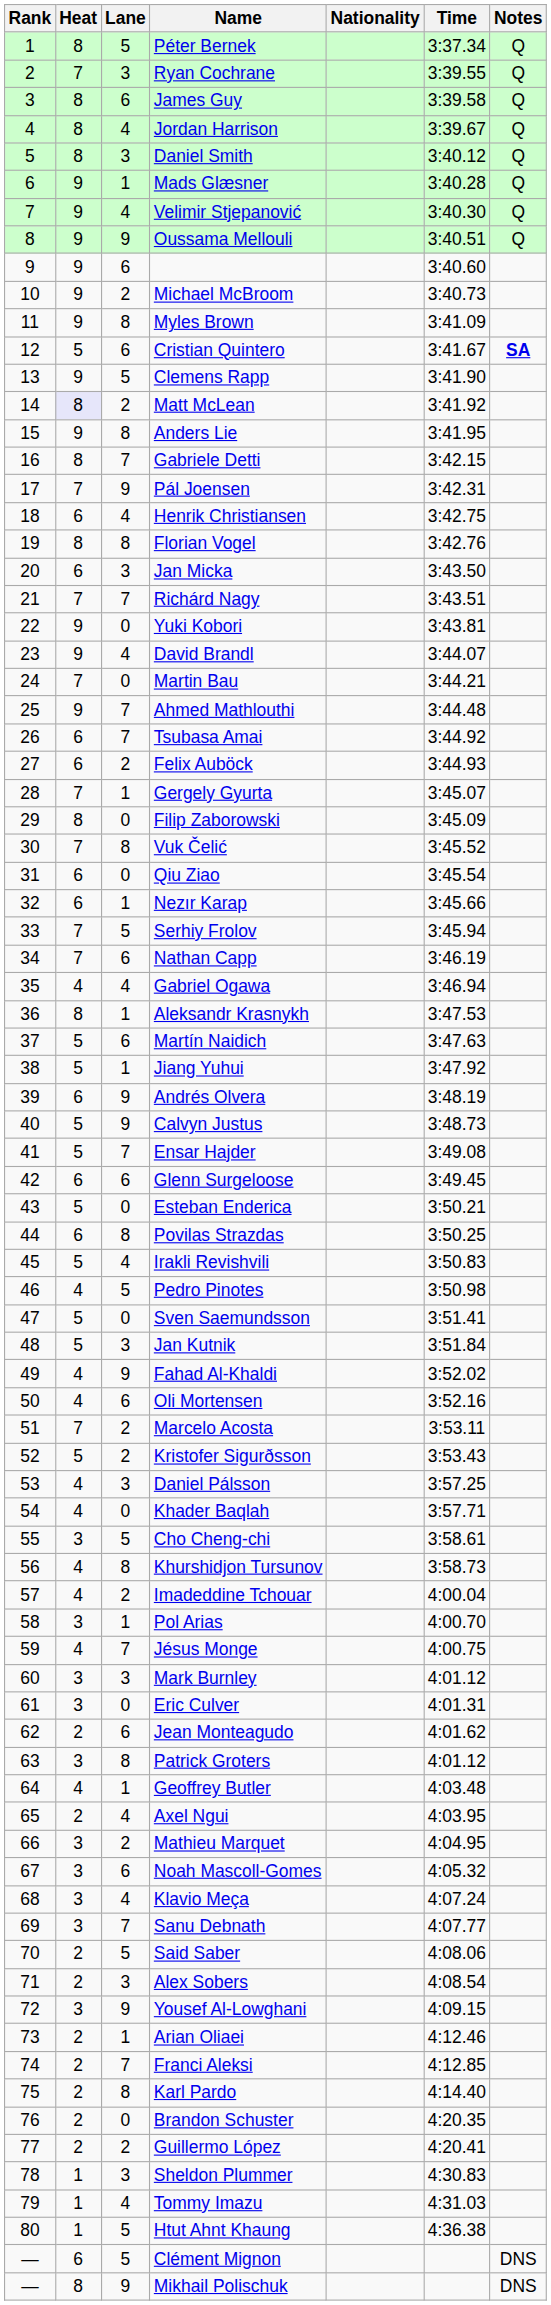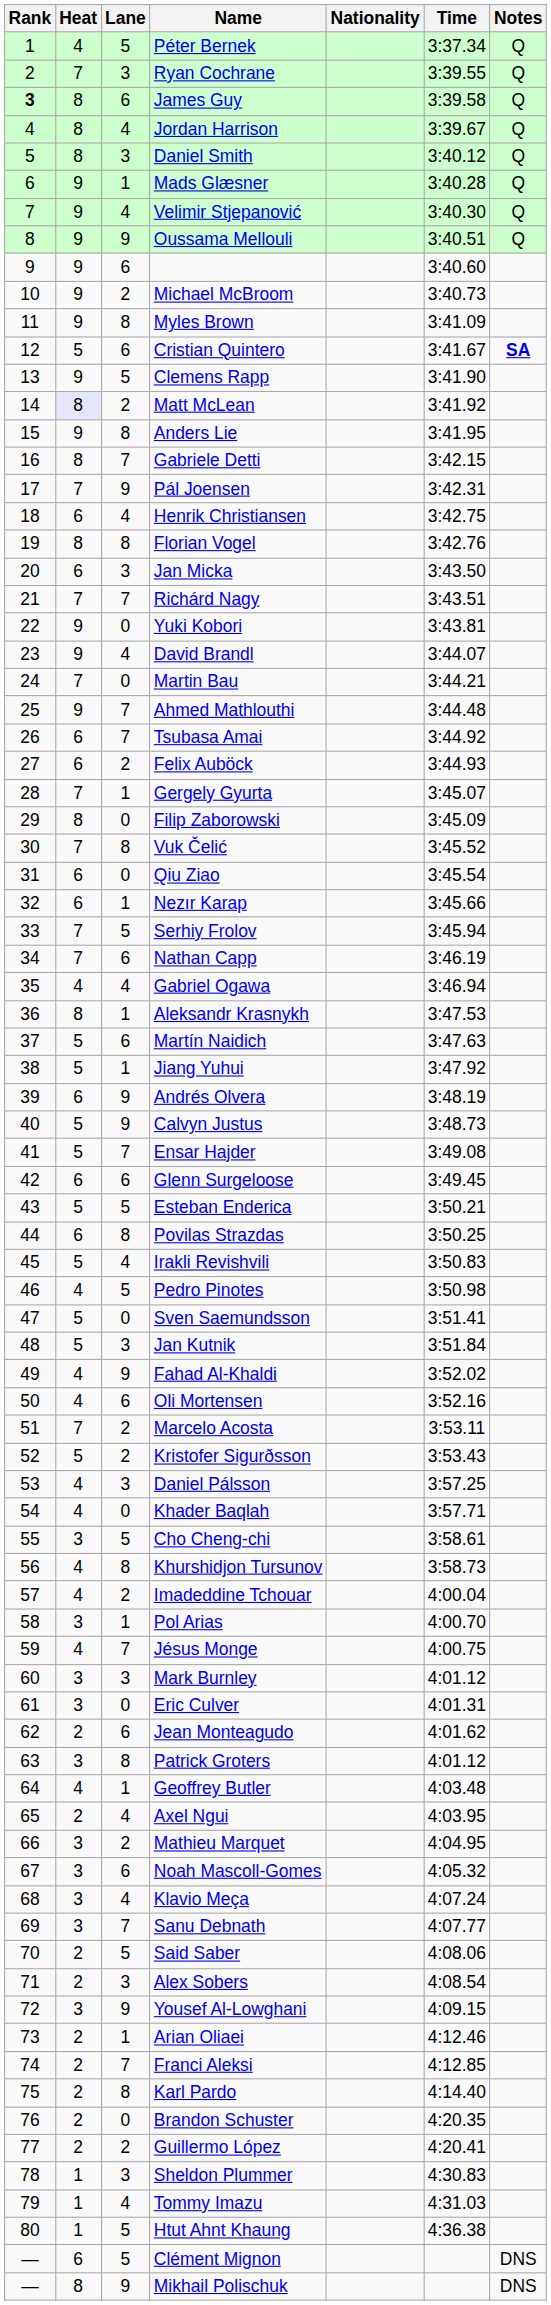(78, 45) 8 -> (78, 45) 4
(30, 101) normal -> (30, 101) bold
(125, 1207) 0 -> (125, 1207) 5
